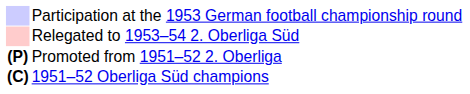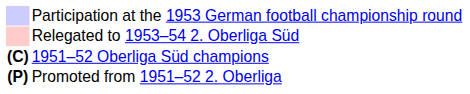rows swapped: (150, 77) <-> (157, 56)
